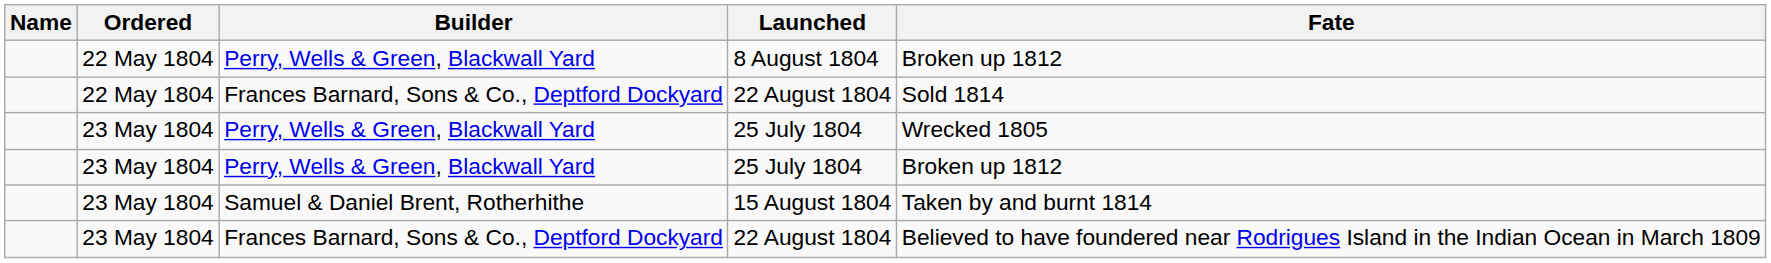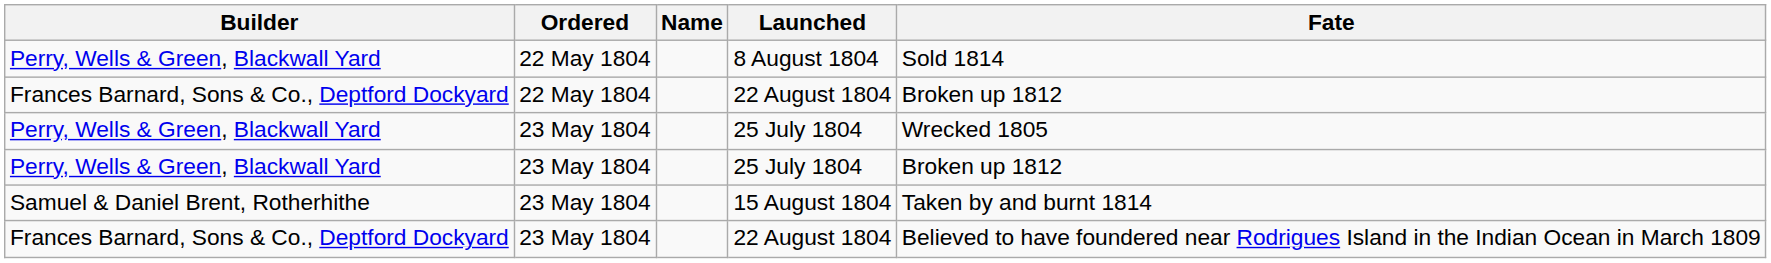columns swapped: (41, 22) <-> (474, 22)
(982, 58) Broken up 1812 -> (953, 58) Sold 1814
(953, 94) Sold 1814 -> (982, 94) Broken up 1812
